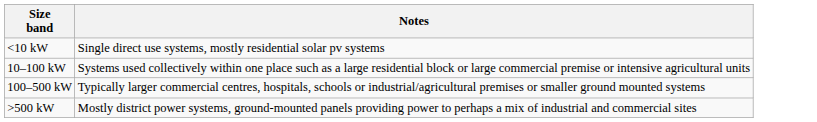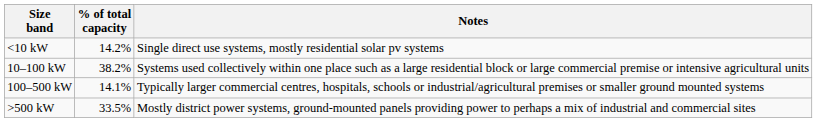+ column: (105, 21)
